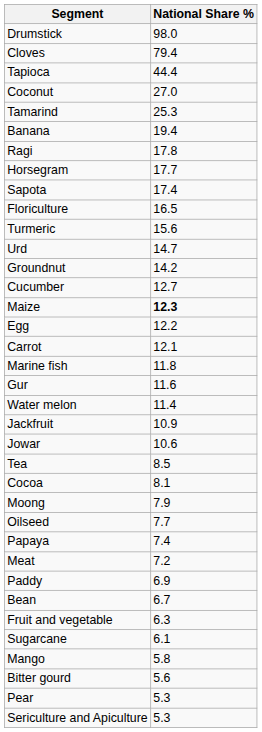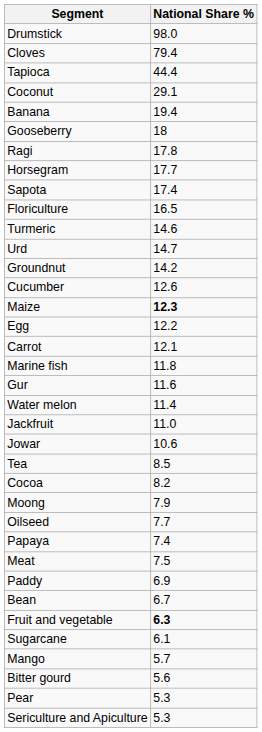(165, 92) 27.0 -> (165, 92) 29.1
- row: (33, 111)
+ row: (39, 131)
(165, 229) 15.6 -> (165, 229) 14.6
(165, 287) 12.7 -> (165, 287) 12.6
(165, 424) 10.9 -> (165, 424) 11.0
(162, 483) 8.1 -> (162, 483) 8.2
(162, 561) 7.2 -> (162, 561) 7.5
(162, 619) normal -> (162, 619) bold
(162, 659) 5.8 -> (162, 659) 5.7
